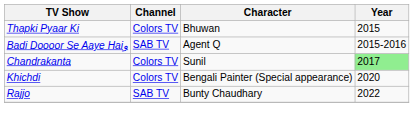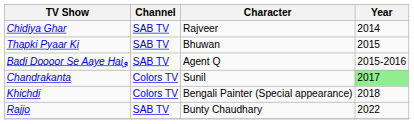+ row: (37, 28)
(156, 28) Colors TV -> (151, 45) SAB TV
(369, 78) 2020 -> (369, 94) 2018
